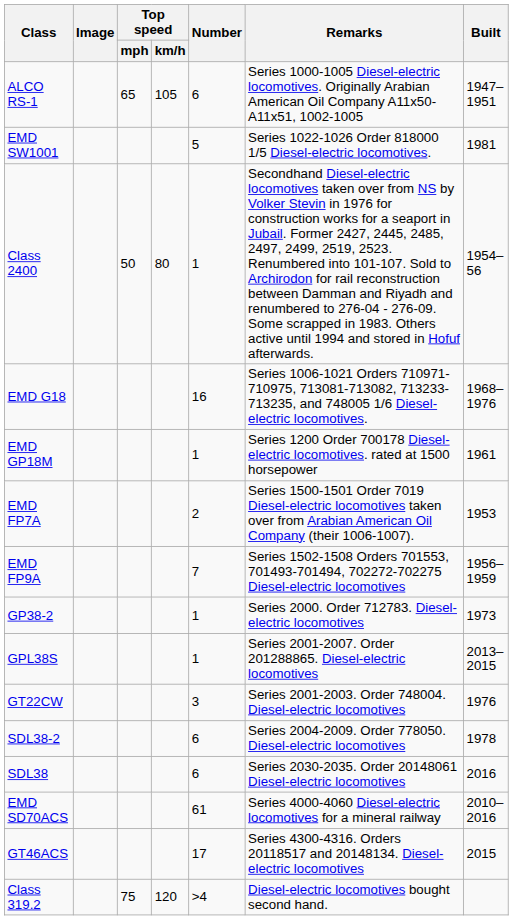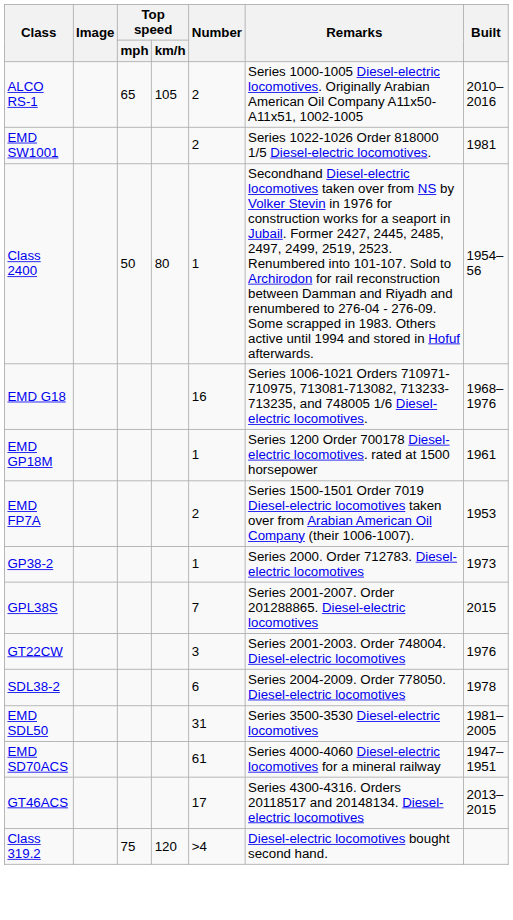(195, 94) 6 -> (195, 94) 2
(485, 94) 1947–1951 -> (485, 94) 2010–2016
(195, 145) 5 -> (195, 145) 2
- row: (24, 571)
(195, 658) 1 -> (195, 607) 7
(485, 658) 2013–2015 -> (481, 607) 2015
- row: (28, 774)
+ row: (28, 723)
(485, 810) 2010–2016 -> (485, 759) 1947–1951
(481, 853) 2015 -> (485, 802) 2013–2015
